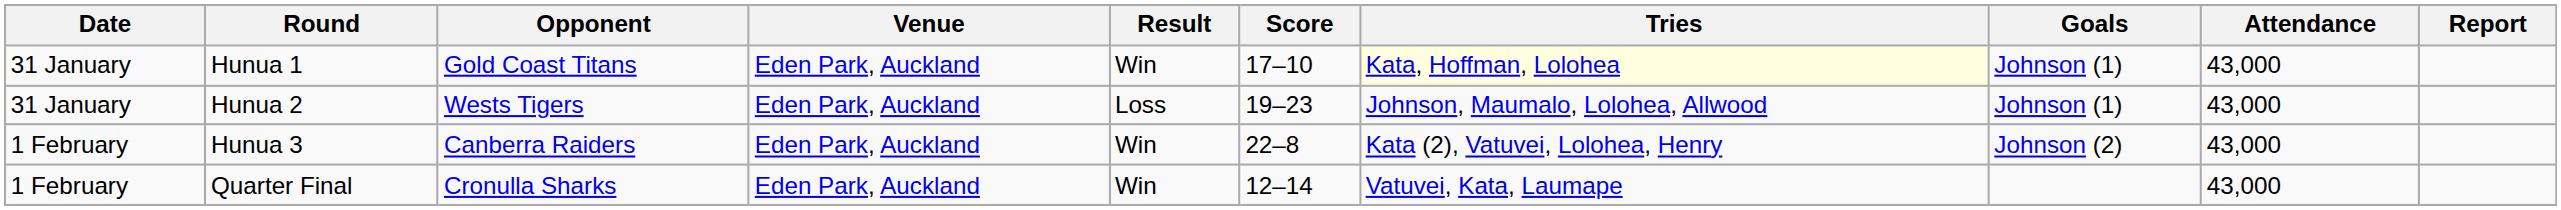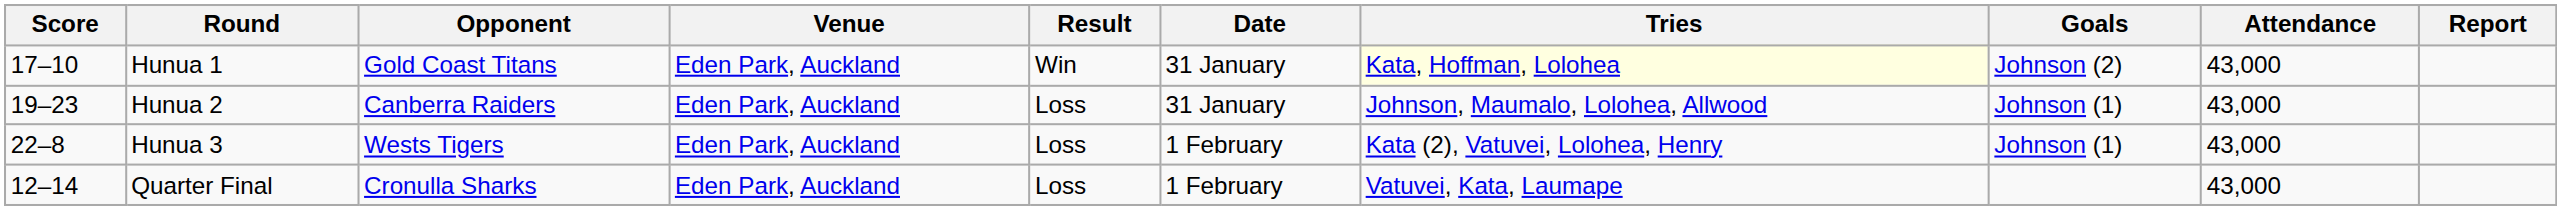columns swapped: (105, 25) <-> (1300, 25)
(2058, 65) Johnson (1) -> (2058, 65) Johnson (2)
(514, 105) Wests Tigers -> (460, 105) Canberra Raiders
(540, 145) Canberra Raiders -> (434, 145) Wests Tigers
(1136, 145) Win -> (1061, 145) Loss
(2058, 145) Johnson (2) -> (2058, 145) Johnson (1)
(1136, 185) Win -> (1061, 185) Loss
